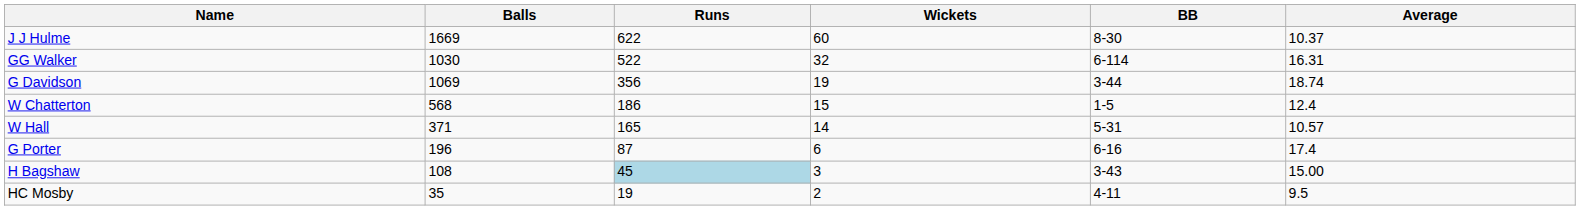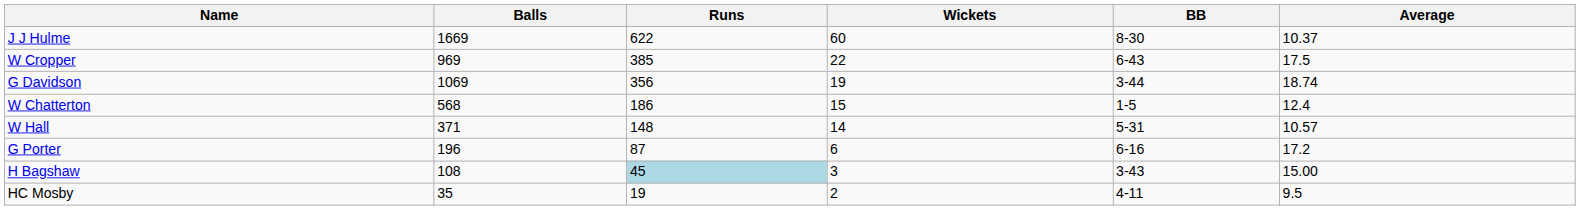- row: (42, 60)
+ row: (42, 60)
(629, 127) 165 -> (642, 127) 148
(1302, 149) 17.4 -> (1296, 149) 17.2
